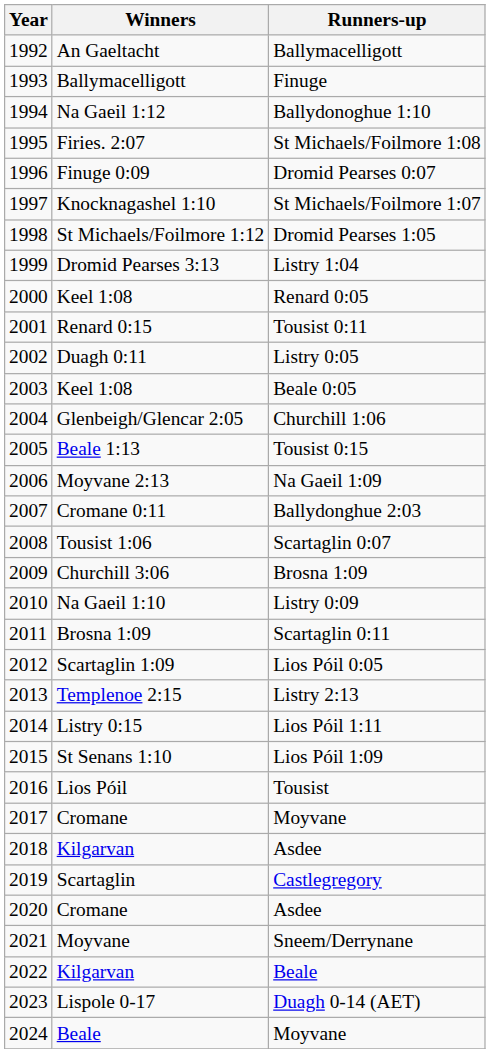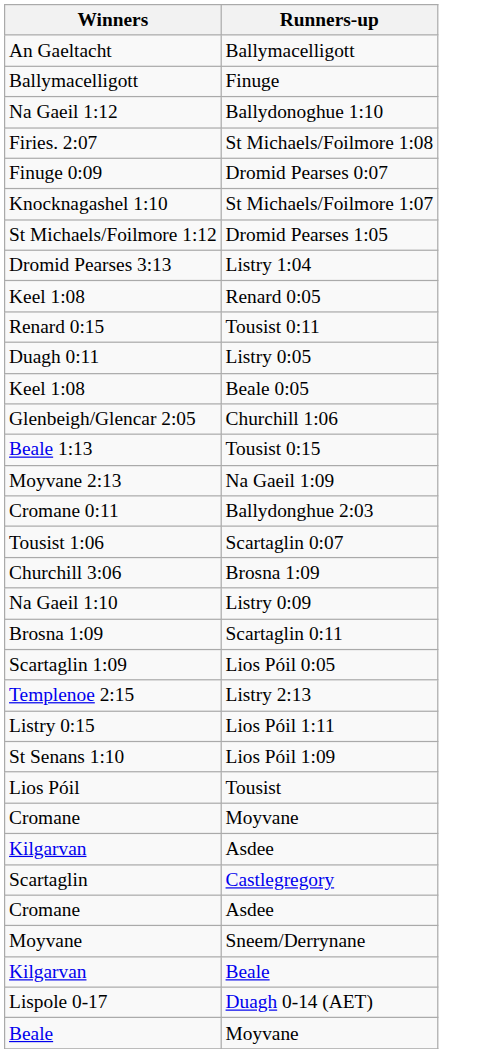- column: (28, 19)
